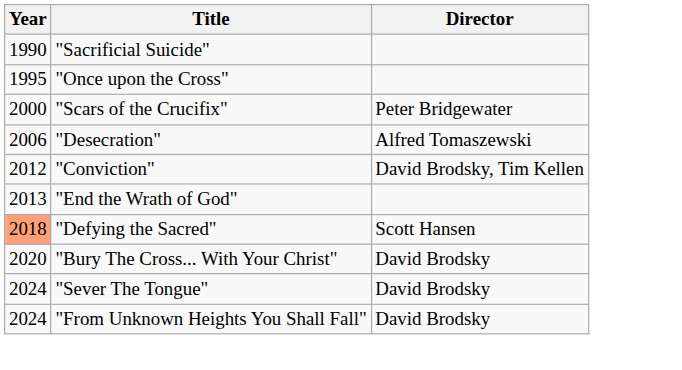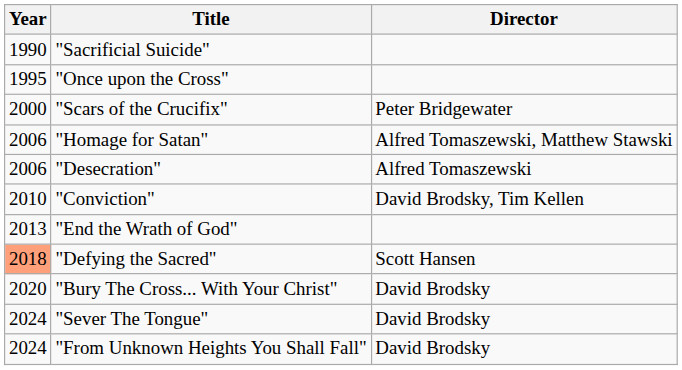+ row: (132, 139)
(28, 169) 2012 -> (28, 199) 2010
